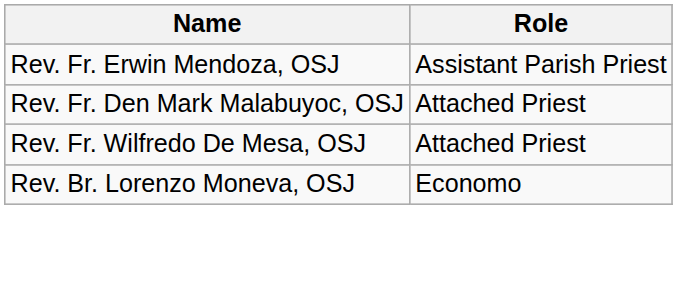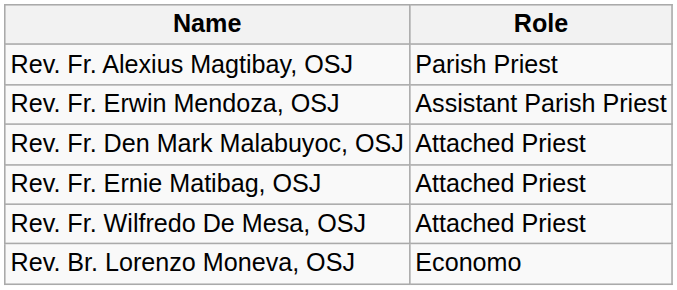+ row: (182, 64)
+ row: (166, 183)
